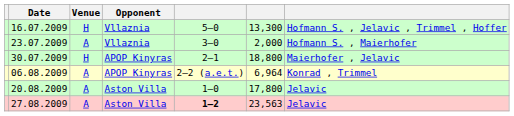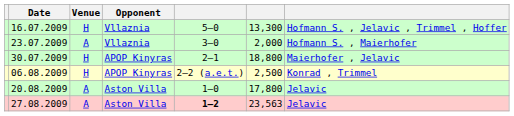(86, 73) A -> (86, 73) H
(268, 73) 6,964 -> (268, 73) 2,500
